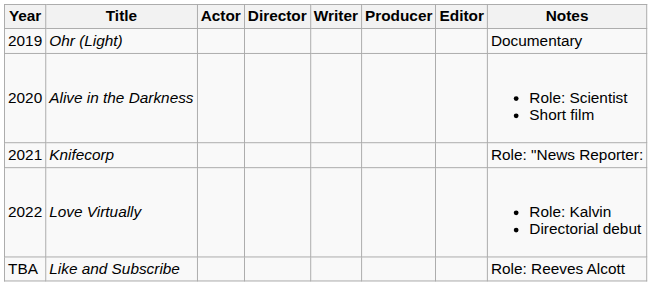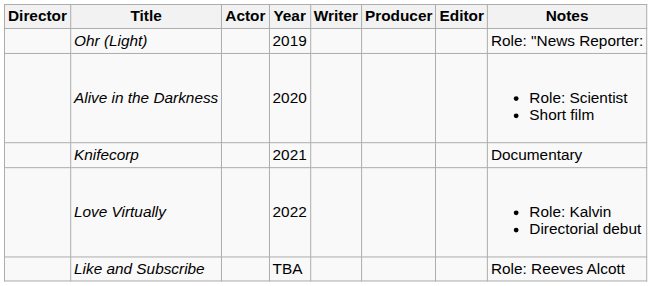columns swapped: (25, 16) <-> (277, 16)
(537, 41) Documentary -> (567, 41) Role: "News Reporter:
(567, 155) Role: "News Reporter: -> (537, 155) Documentary
